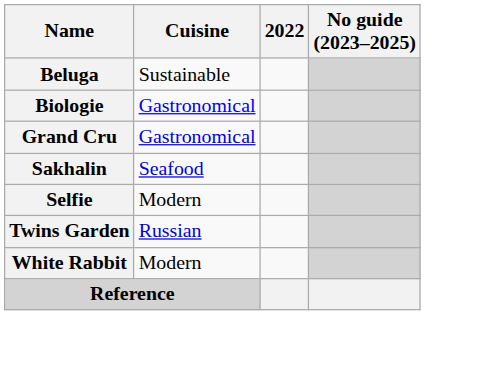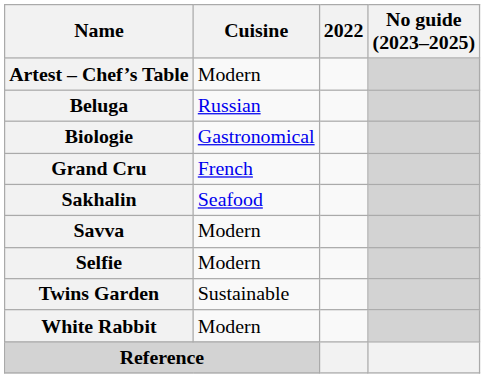+ row: (99, 74)
(184, 74) Sustainable -> (229, 105) Russian
(197, 136) Gastronomical -> (225, 168) French
+ row: (99, 231)
(170, 231) Russian -> (244, 294) Sustainable
